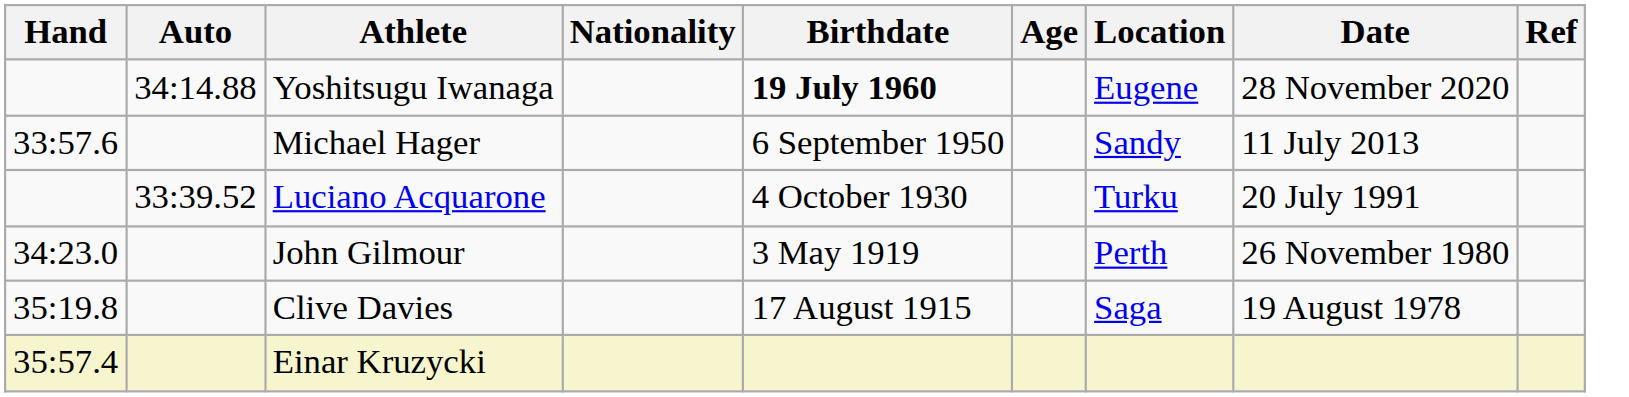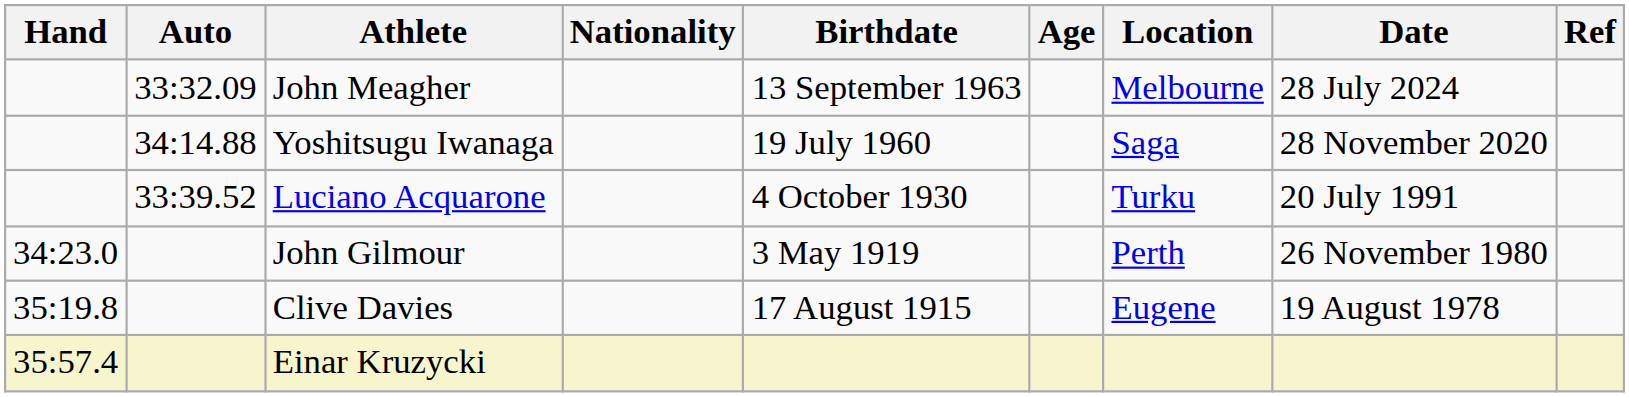+ row: (372, 87)
(844, 87) bold -> (841, 142) normal
(1146, 87) Eugene -> (1145, 142) Saga
- row: (376, 142)
(1128, 307) Saga -> (1164, 307) Eugene
